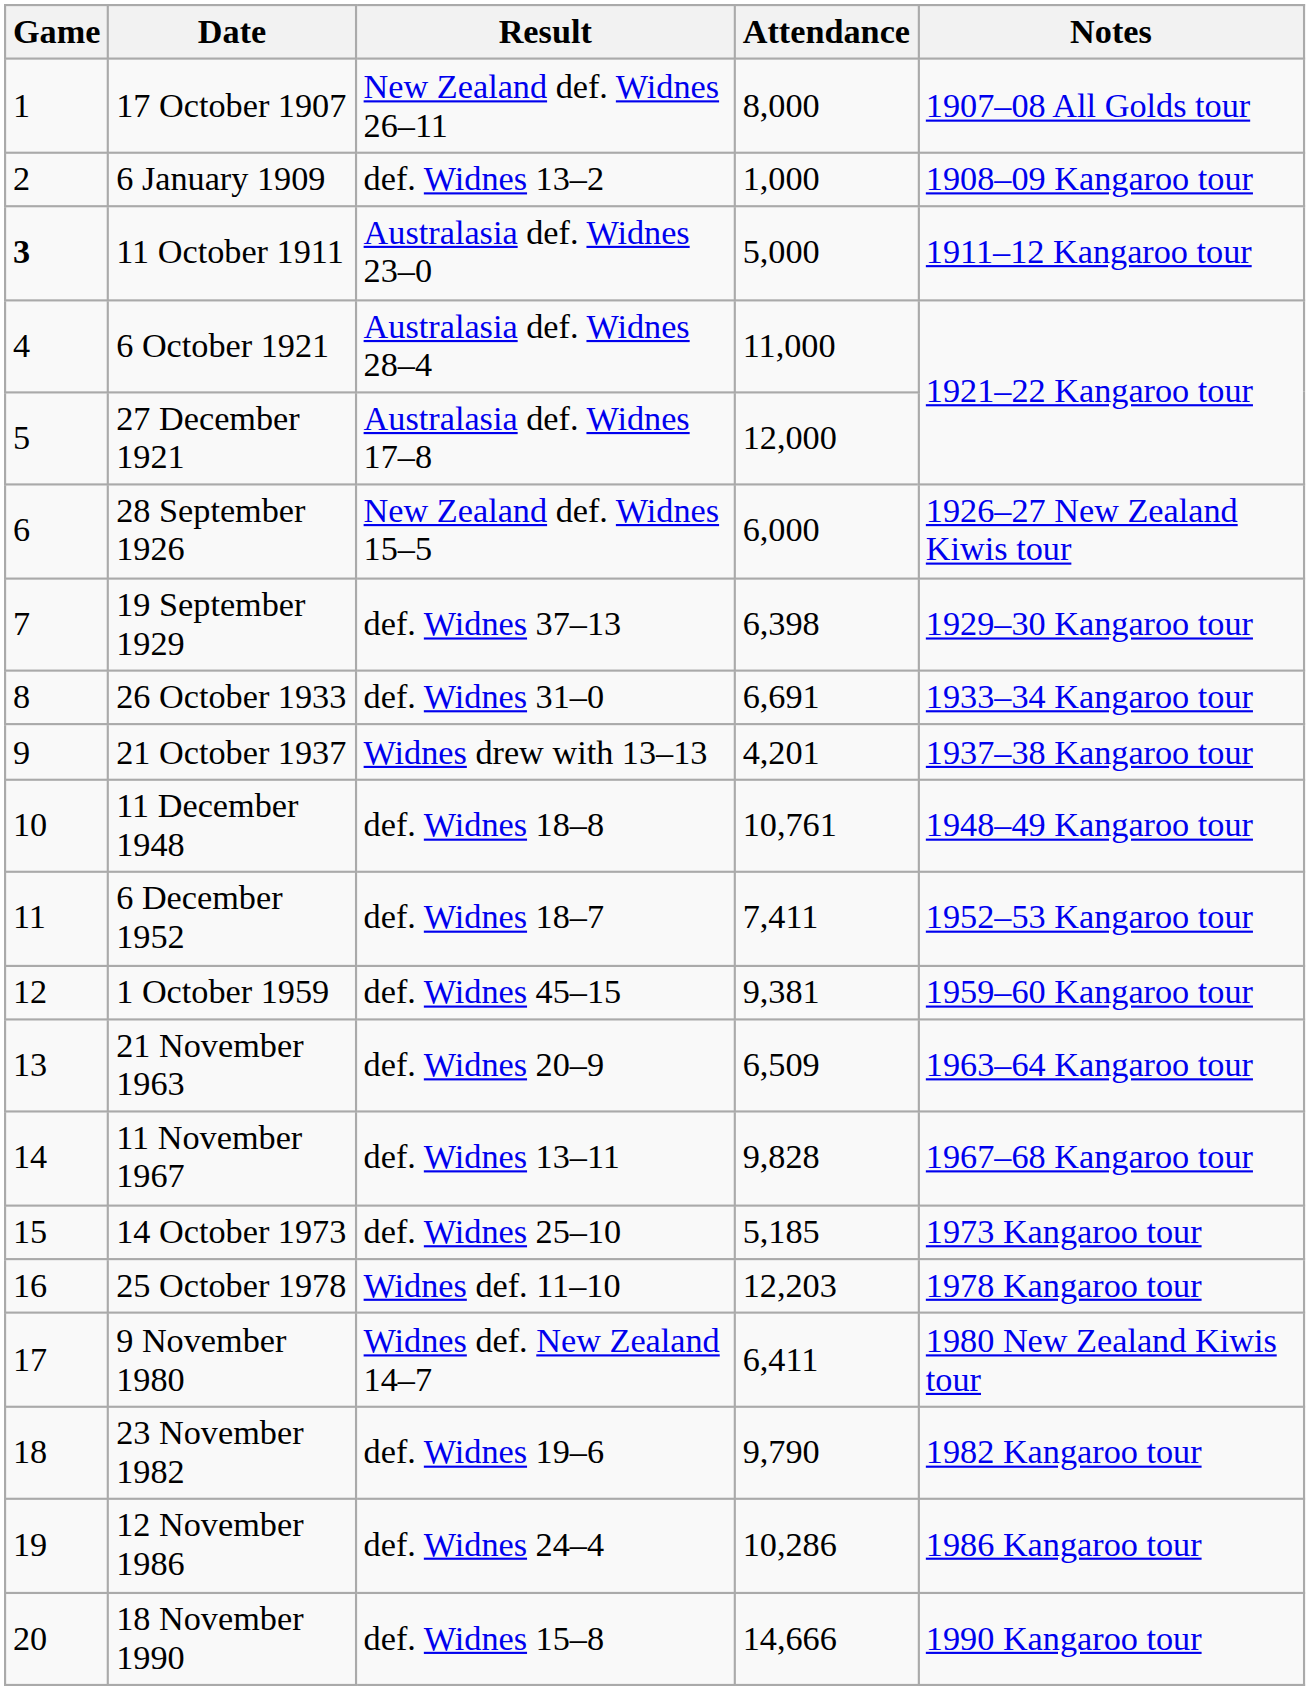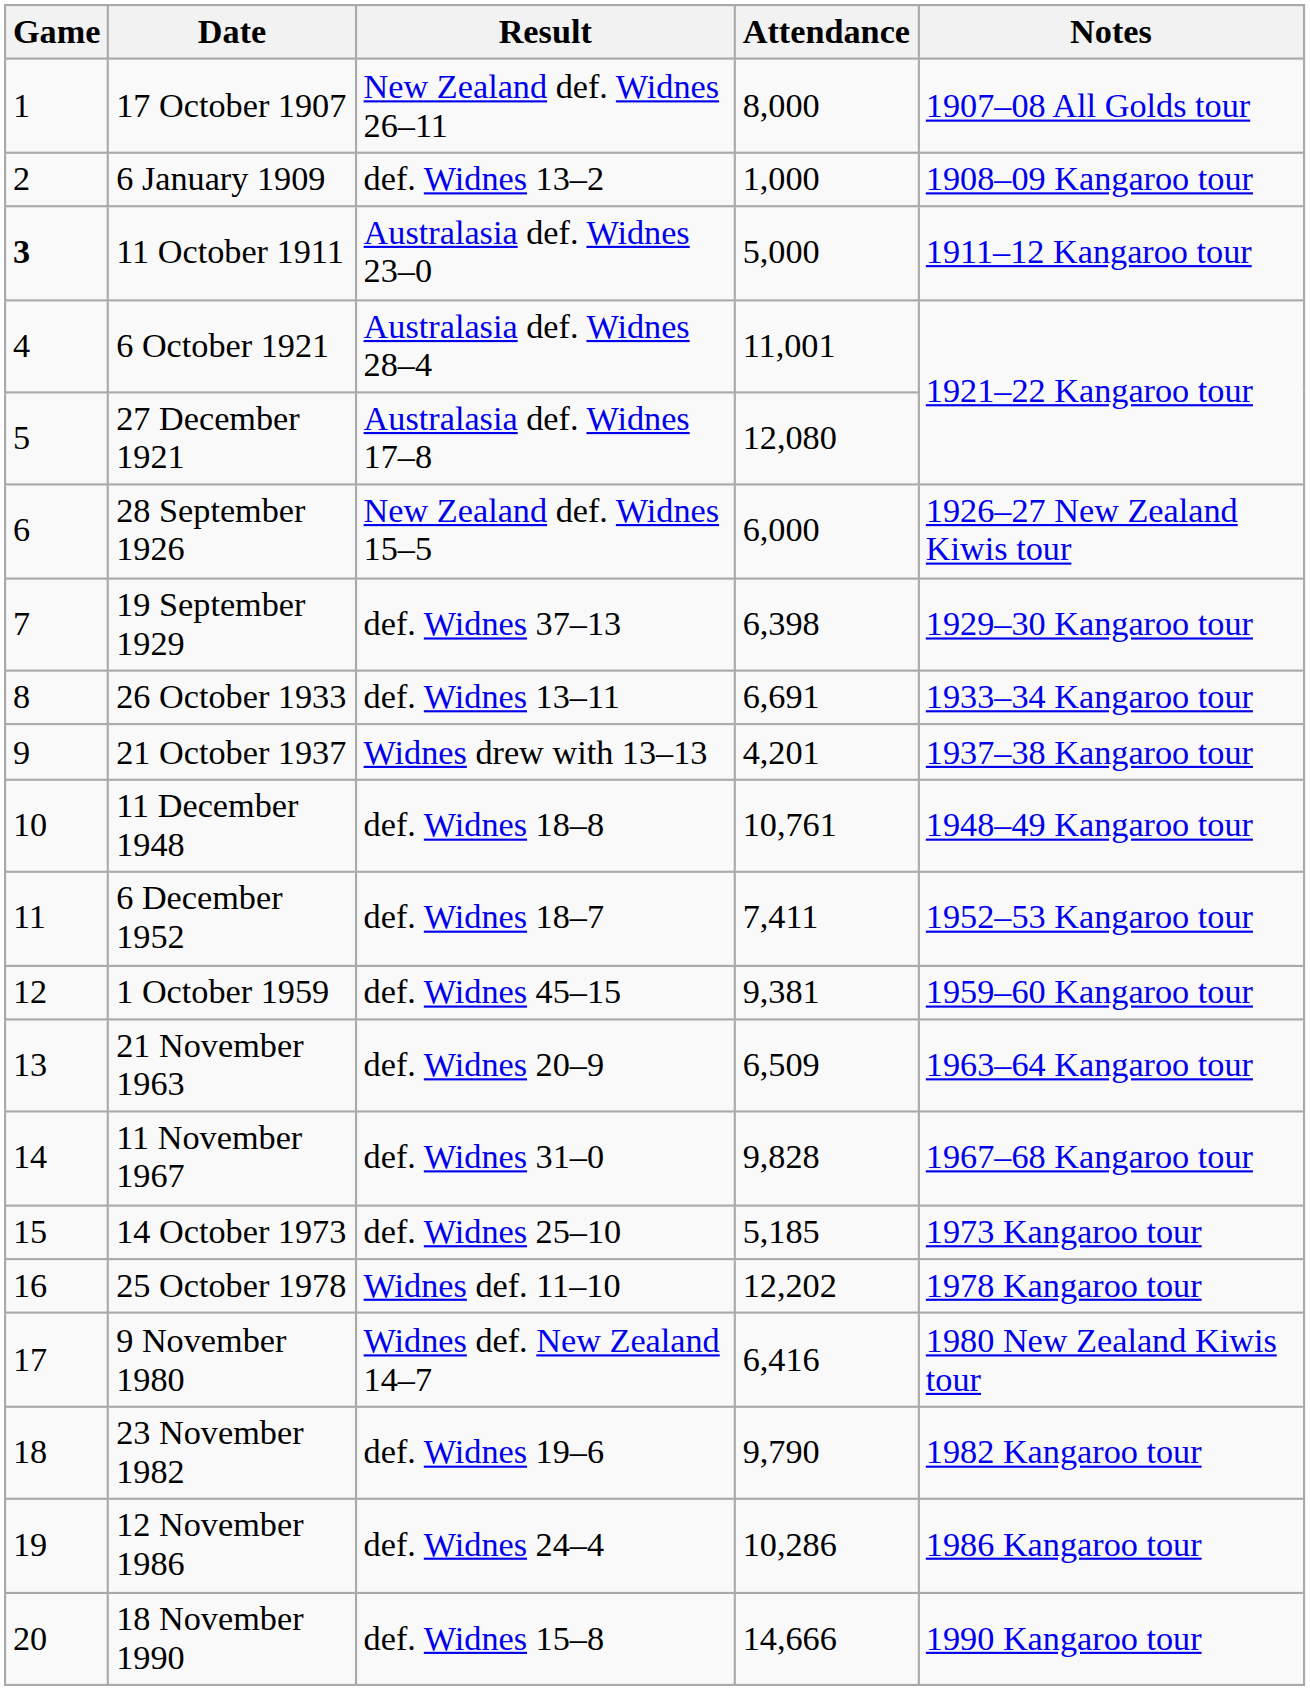(789, 345) 11,000 -> (789, 345) 11,001
(790, 437) 12,000 -> (790, 437) 12,080
(484, 697) def. Widnes 31–0 -> (492, 697) def. Widnes 13–11
(492, 1157) def. Widnes 13–11 -> (484, 1157) def. Widnes 31–0
(790, 1285) 12,203 -> (790, 1285) 12,202
(781, 1359) 6,411 -> (781, 1359) 6,416
